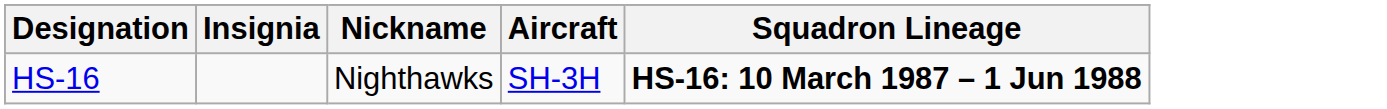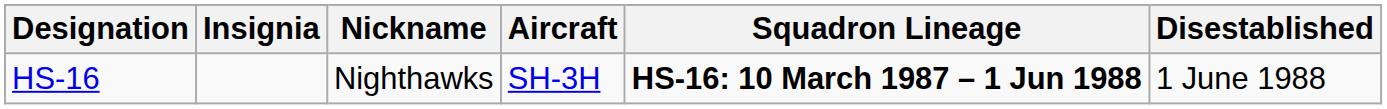+ column: (1265, 28)
